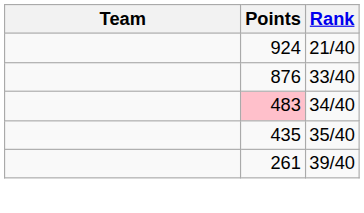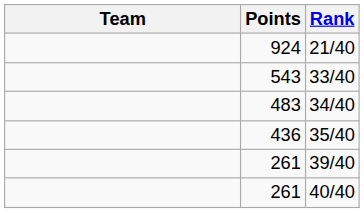(286, 76) 876 -> (286, 76) 543
(286, 105) pink background -> (286, 105) no background
(286, 134) 435 -> (286, 134) 436
+ row: (332, 192)
